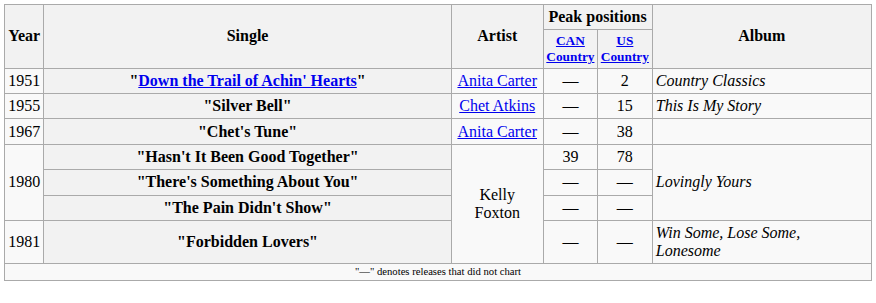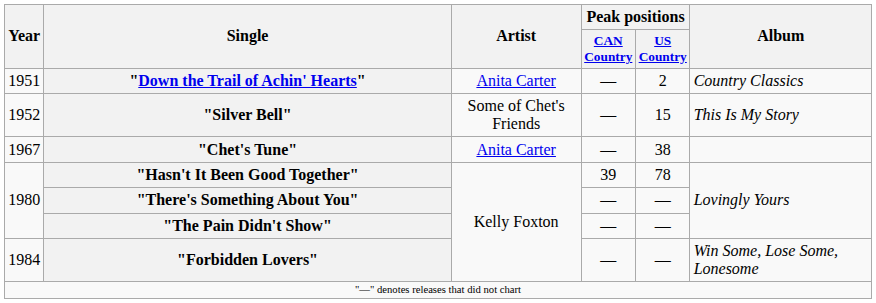(24, 106) 1955 -> (24, 115) 1952
(497, 106) Chet Atkins -> (516, 115) Some of Chet's Friends
(24, 242) 1981 -> (24, 260) 1984
